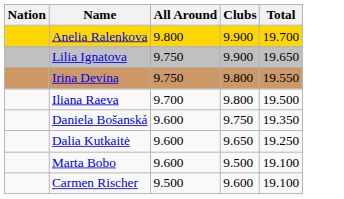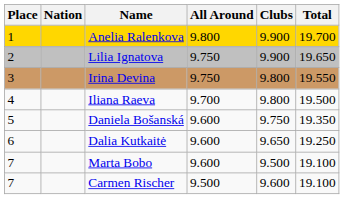+ column: (23, 15)
